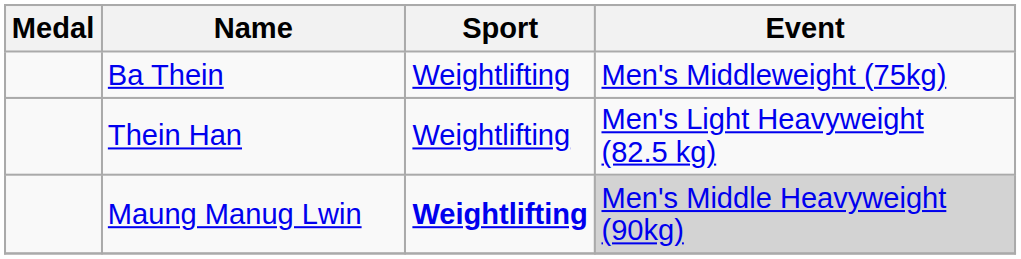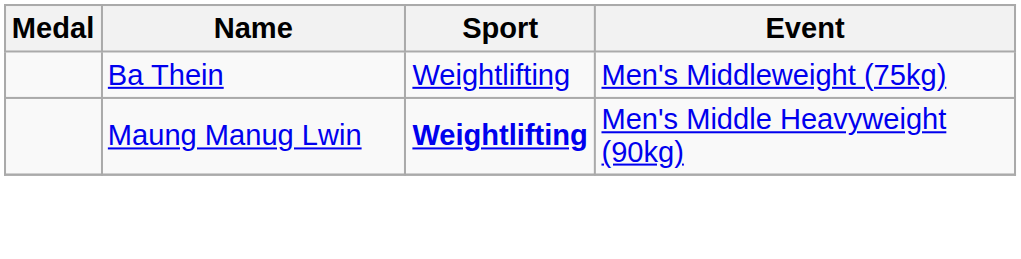- row: (175, 136)
(774, 215) lightgrey background -> (774, 136) no background
